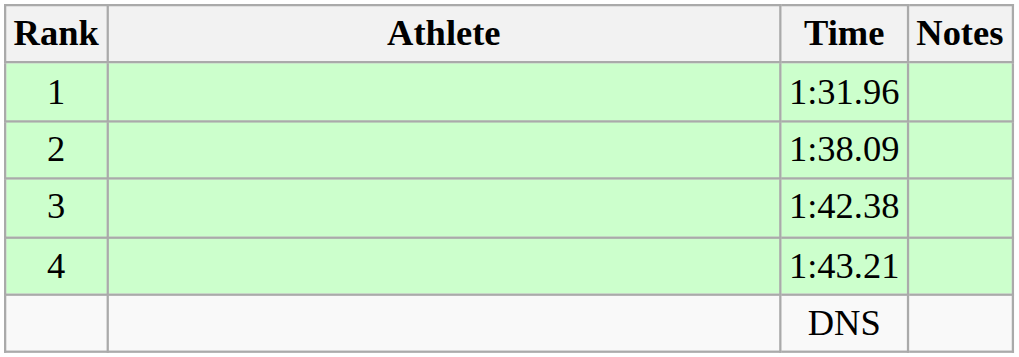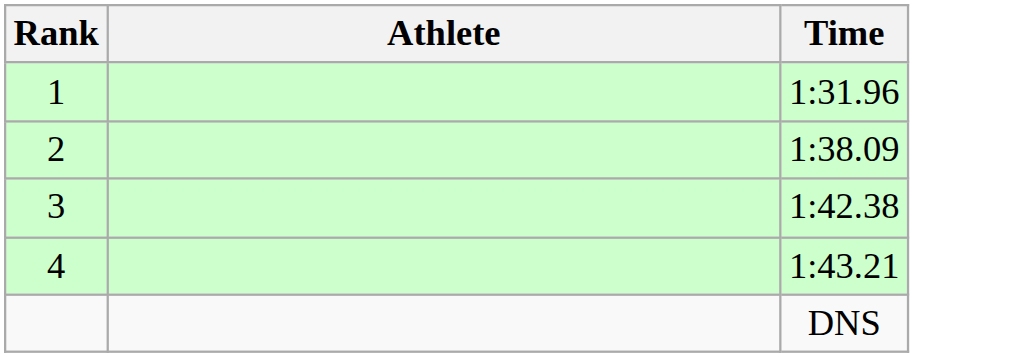- column: (960, 33)
